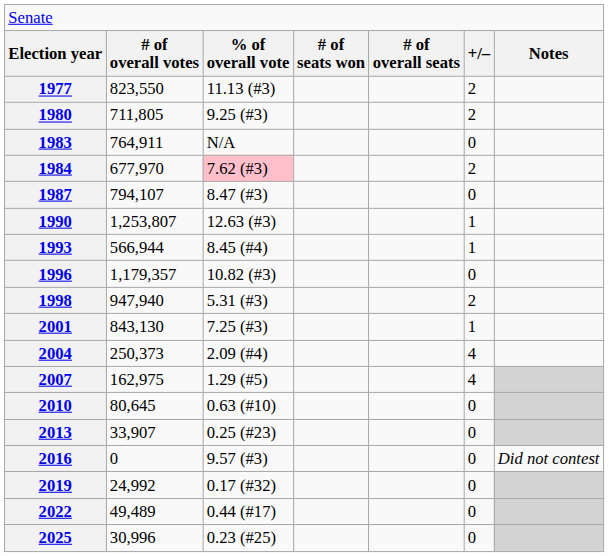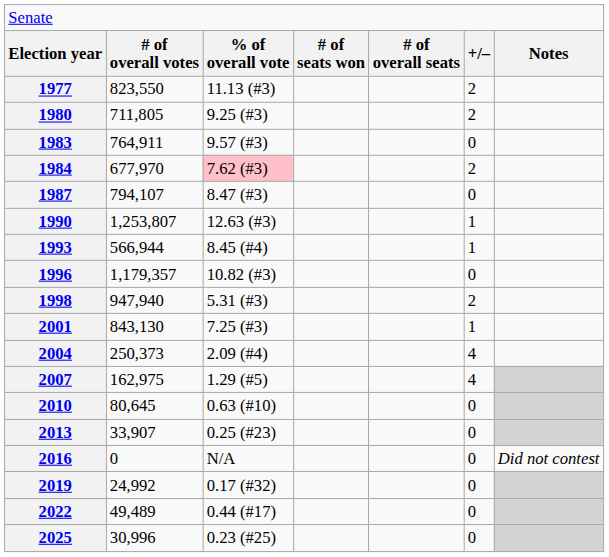(221, 141) N/A -> (237, 141) 9.57 (#3)
(237, 458) 9.57 (#3) -> (221, 458) N/A
